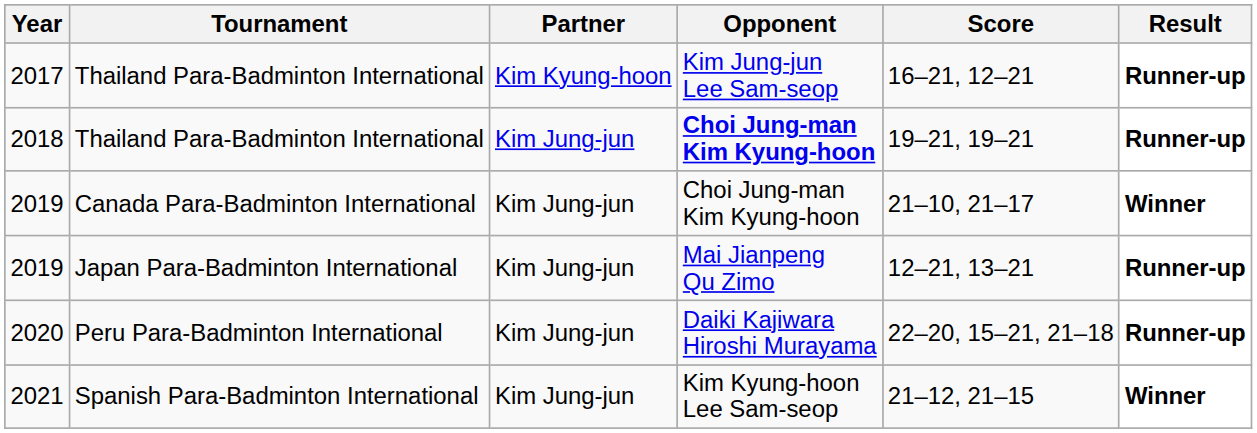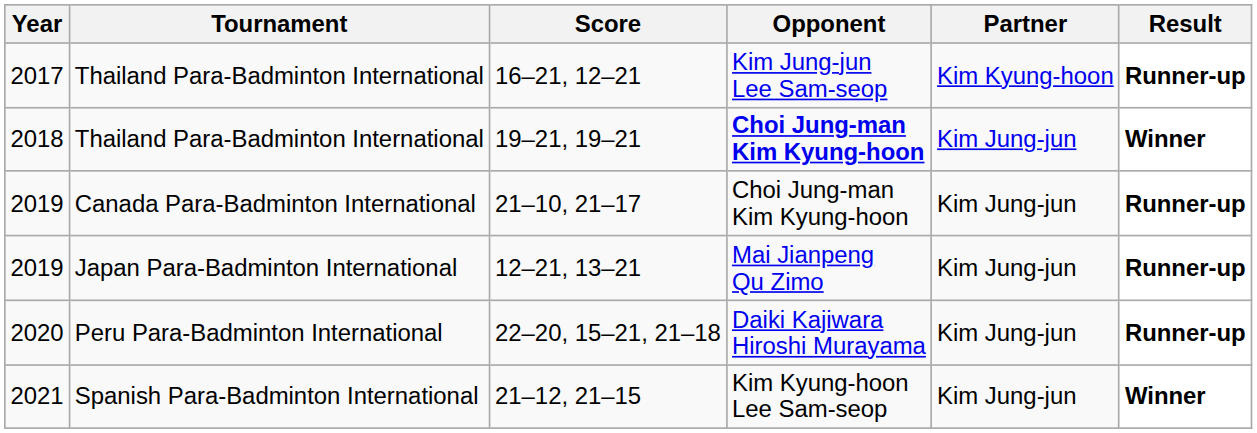columns swapped: (583, 24) <-> (1001, 24)
(1185, 139) Runner-up -> (1165, 139) Winner
(1165, 204) Winner -> (1185, 204) Runner-up
